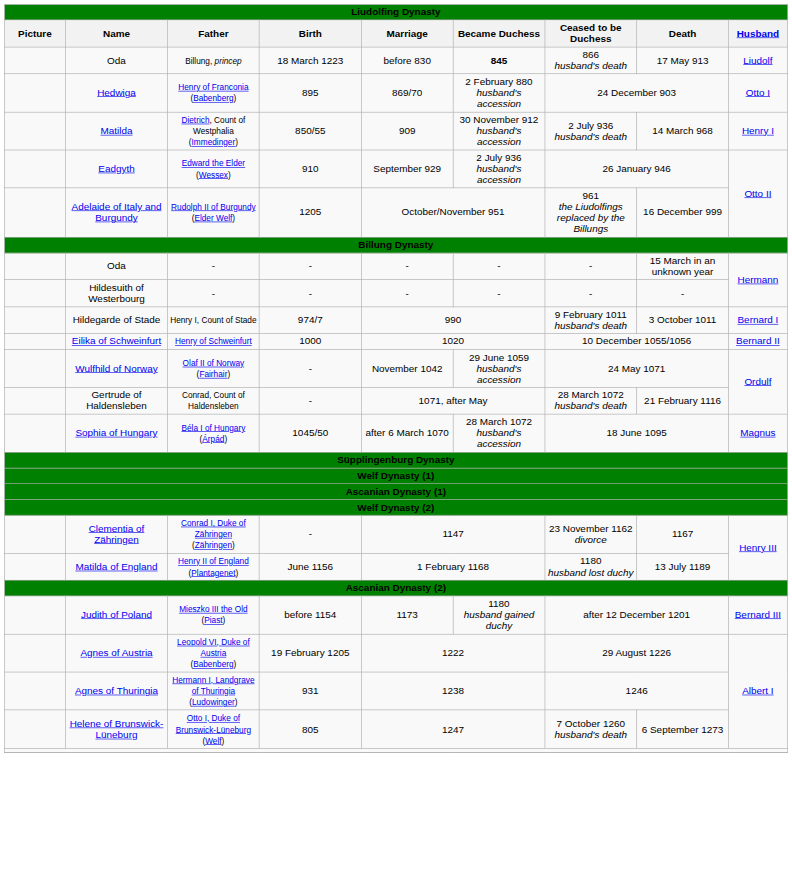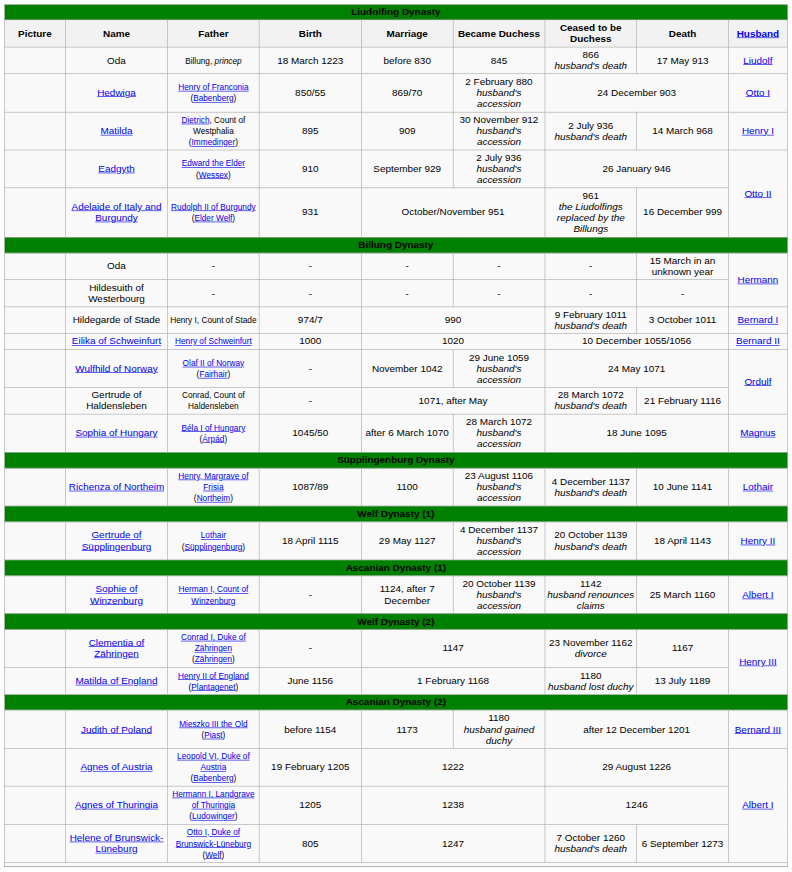(499, 60) bold -> (499, 60) normal
(310, 93) 895 -> (310, 93) 850/55
(310, 131) 850/55 -> (310, 131) 895
(310, 212) 1205 -> (310, 212) 931
+ row: (116, 487)
+ row: (116, 541)
+ row: (116, 594)
(310, 691) 931 -> (310, 805) 1205
